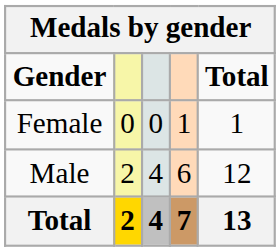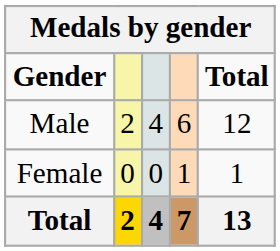rows swapped: (59, 172) <-> (60, 124)
